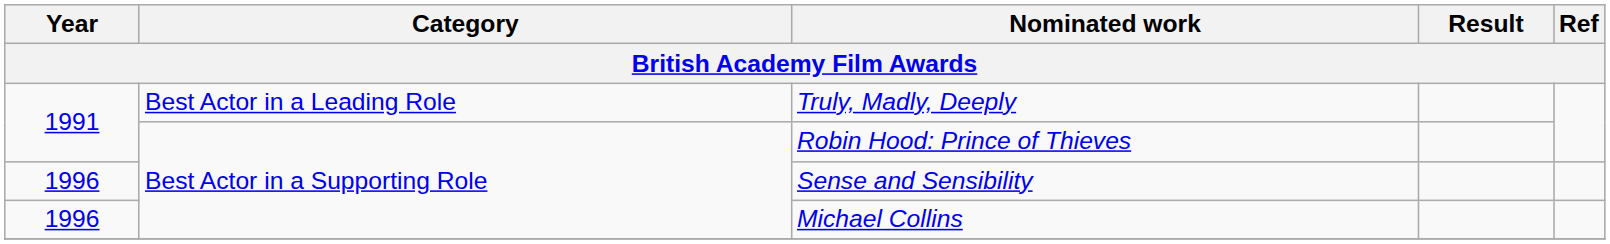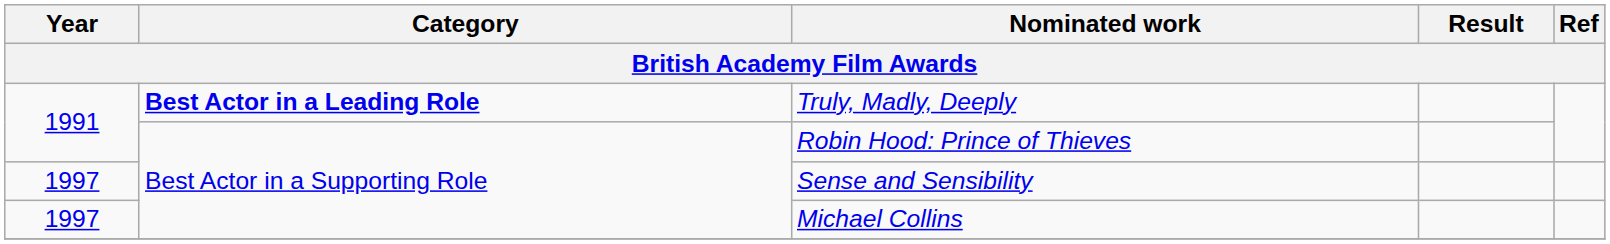(300, 102) normal -> (312, 102) bold
(72, 180) 1996 -> (72, 180) 1997
(72, 219) 1996 -> (72, 219) 1997
